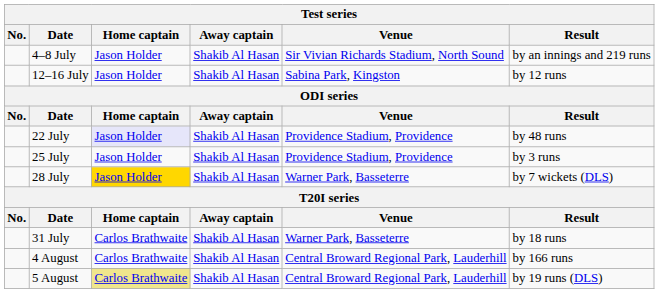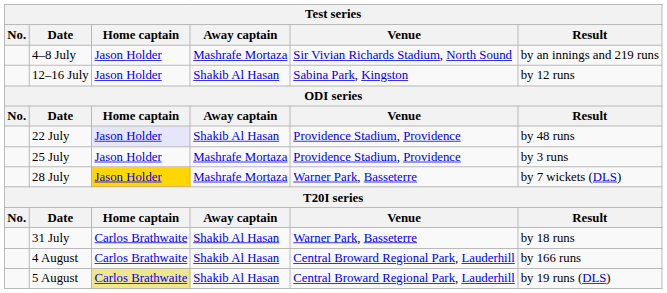(236, 55) Shakib Al Hasan -> (240, 55) Mashrafe Mortaza
(236, 156) Shakib Al Hasan -> (240, 156) Mashrafe Mortaza
(236, 177) Shakib Al Hasan -> (240, 177) Mashrafe Mortaza
